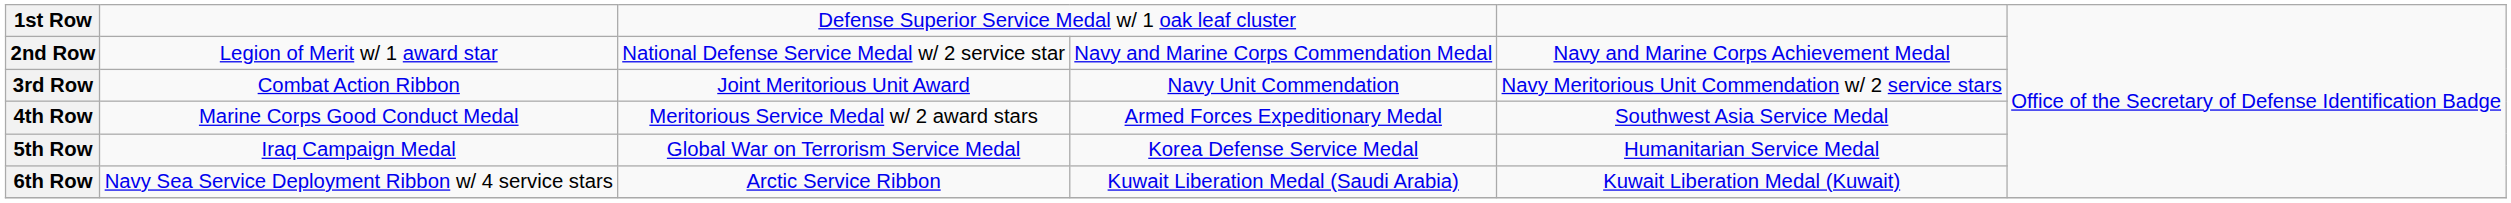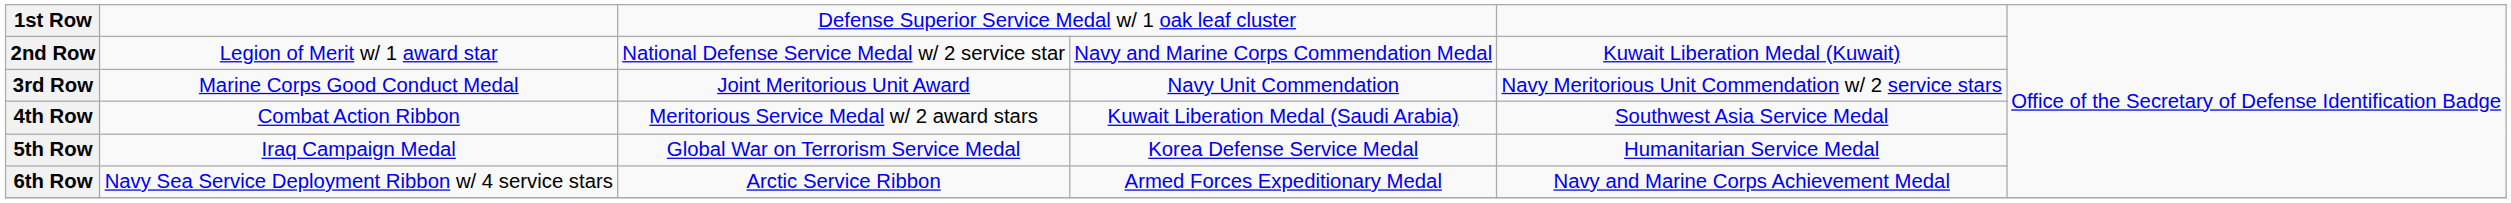(1752, 52) Navy and Marine Corps Achievement Medal -> (1752, 52) Kuwait Liberation Medal (Kuwait)
(359, 85) Combat Action Ribbon -> (359, 85) Marine Corps Good Conduct Medal
(359, 117) Marine Corps Good Conduct Medal -> (359, 117) Combat Action Ribbon
(1283, 117) Armed Forces Expeditionary Medal -> (1283, 117) Kuwait Liberation Medal (Saudi Arabia)
(1283, 181) Kuwait Liberation Medal (Saudi Arabia) -> (1283, 181) Armed Forces Expeditionary Medal
(1752, 181) Kuwait Liberation Medal (Kuwait) -> (1752, 181) Navy and Marine Corps Achievement Medal
